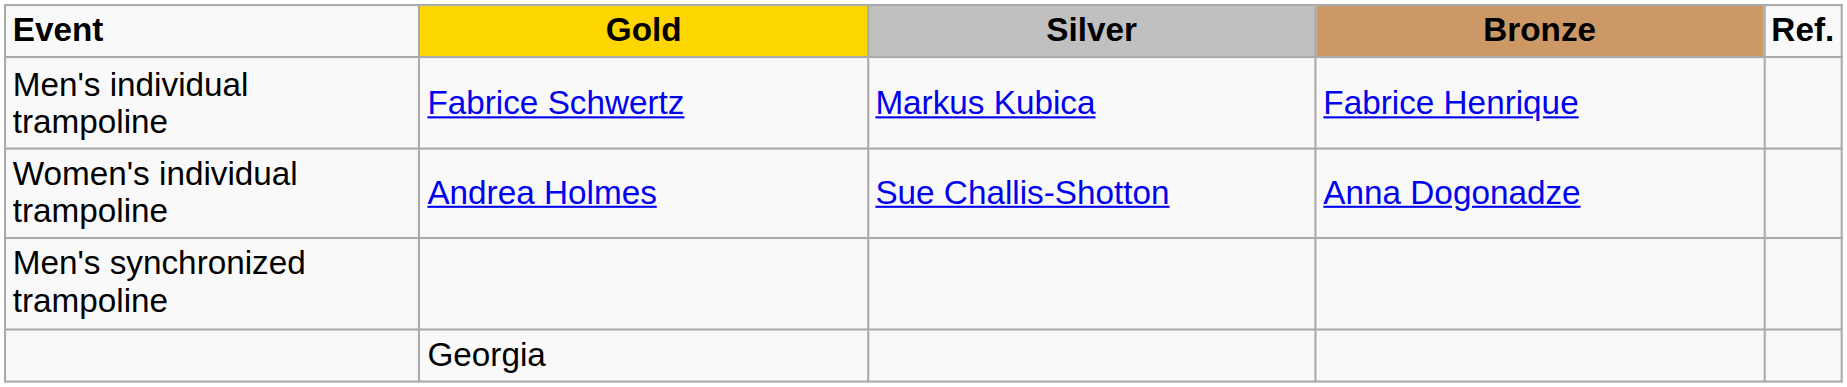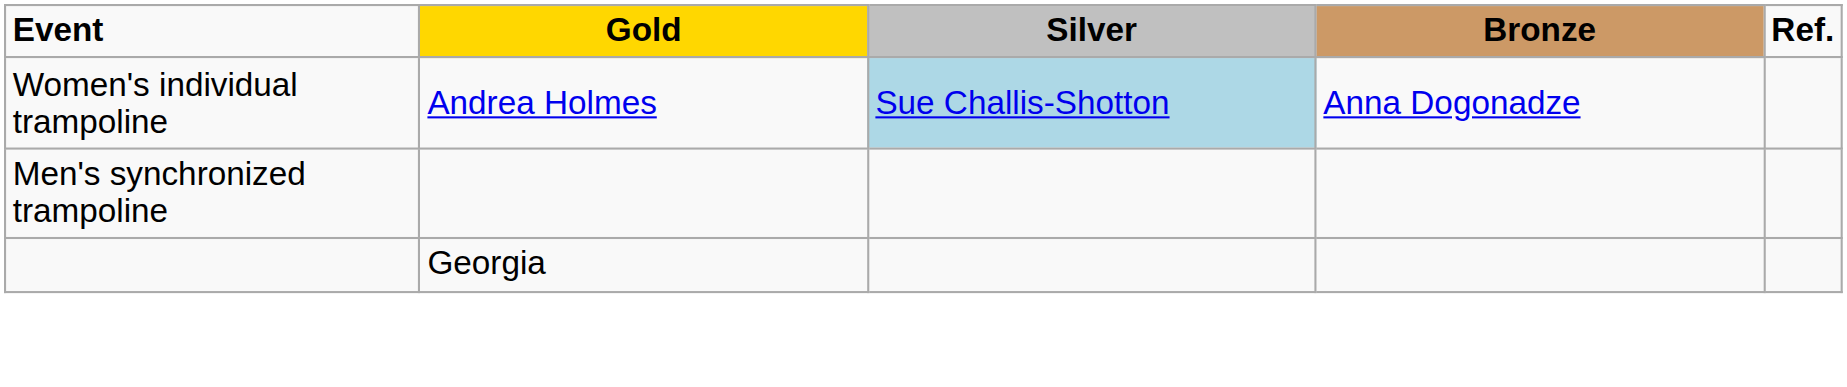- row: (131, 102)
(1022, 192) no background -> (1022, 102) lightblue background
